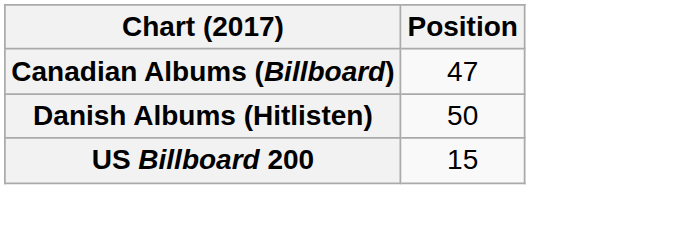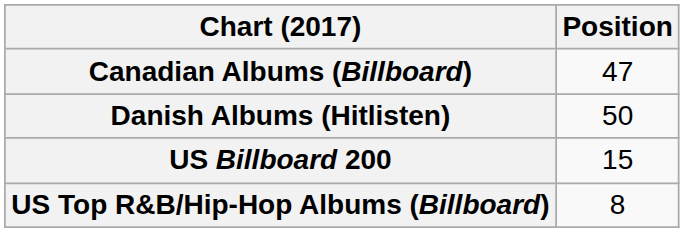+ row: (280, 204)
